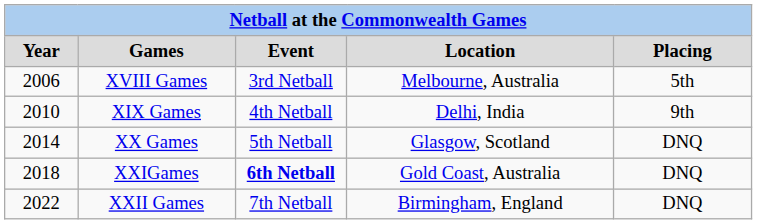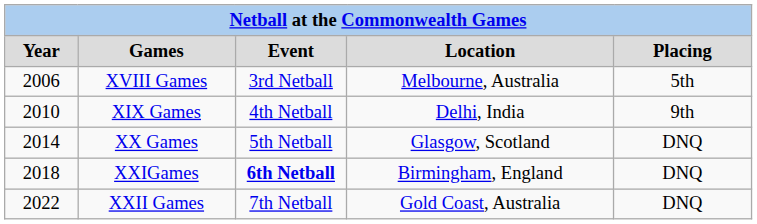(480, 173) Gold Coast, Australia -> (480, 173) Birmingham, England
(480, 204) Birmingham, England -> (480, 204) Gold Coast, Australia
